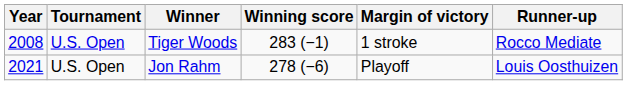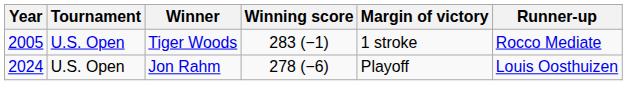(26, 42) 2008 -> (26, 42) 2005
(26, 67) 2021 -> (26, 67) 2024
